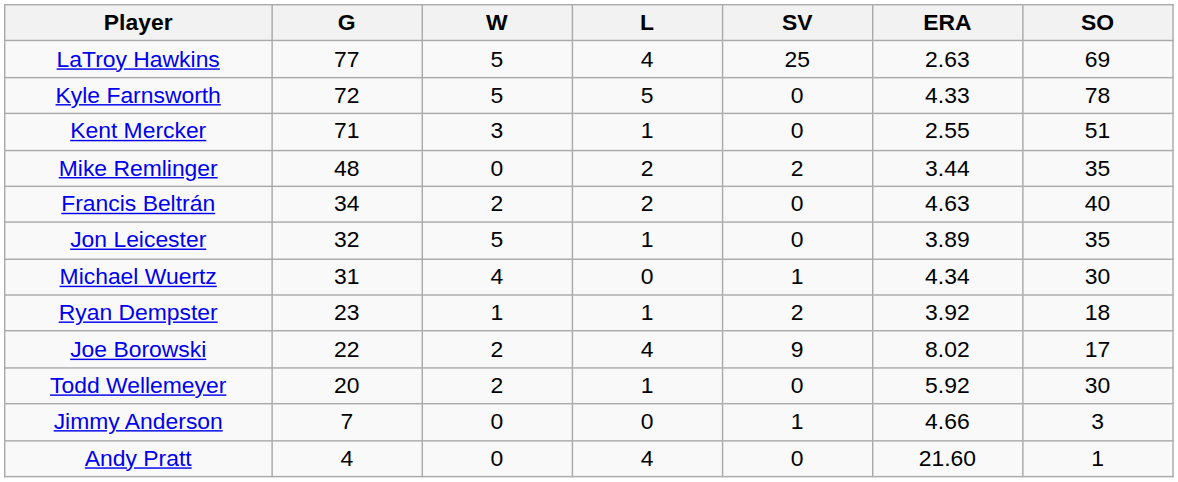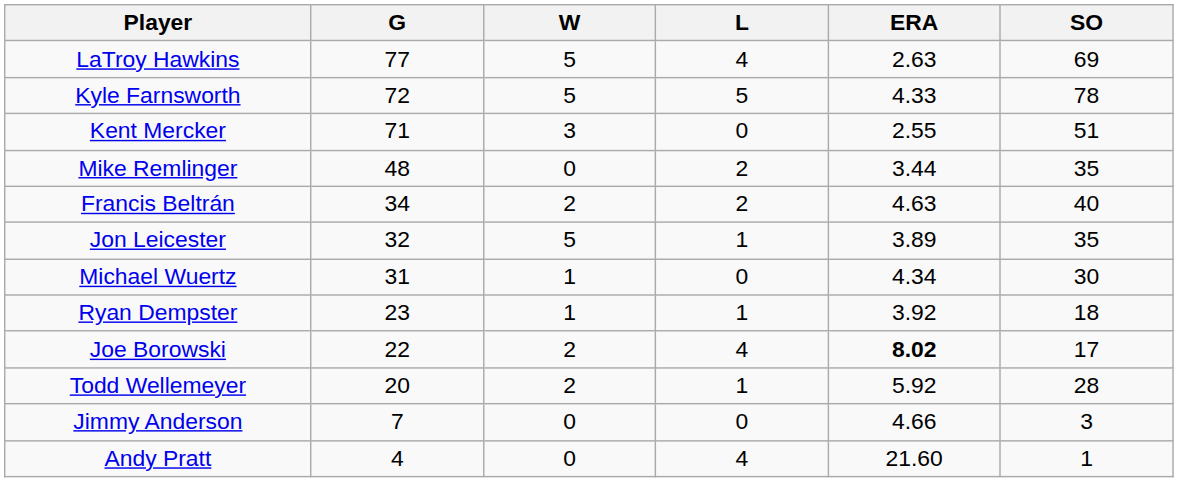- column: (797, 22)
(647, 131) 1 -> (742, 131) 0
(497, 276) 4 -> (570, 276) 1
(947, 349) normal -> (914, 349) bold
(1098, 385) 30 -> (1087, 385) 28
